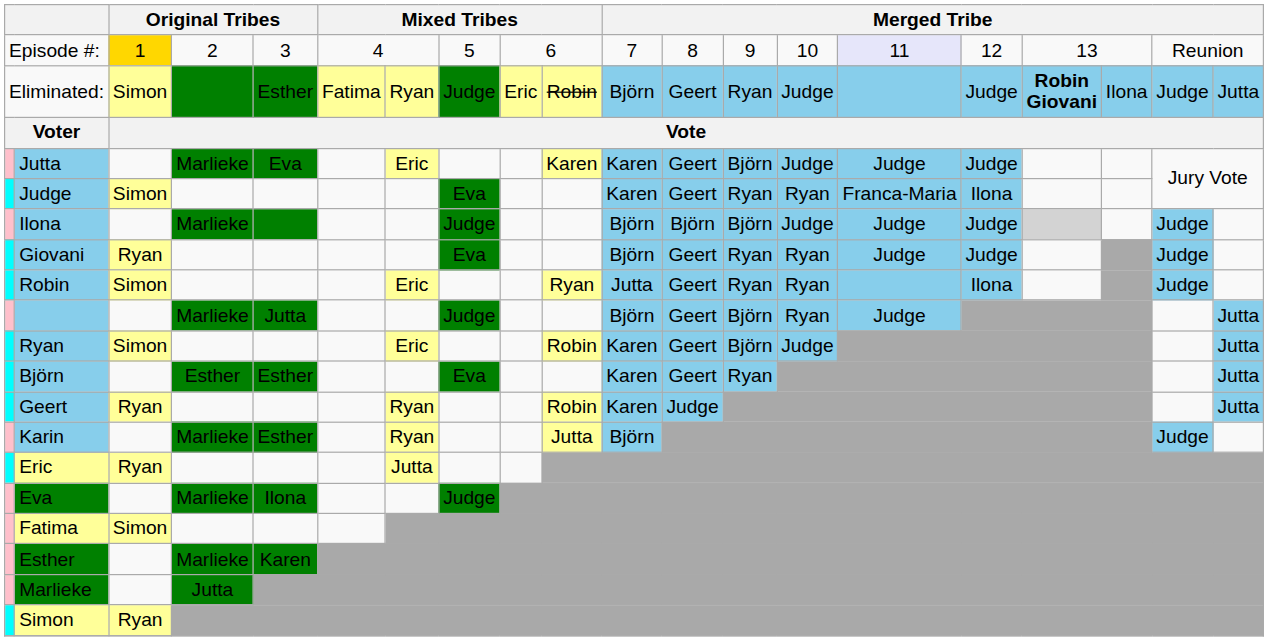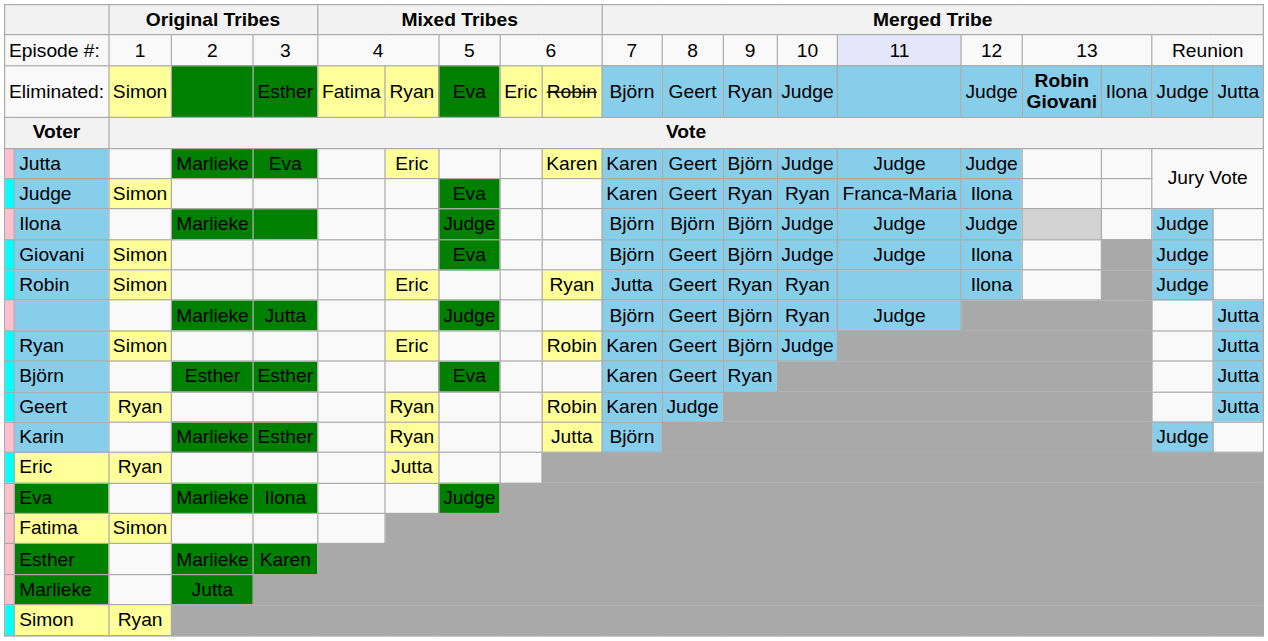(140, 50) gold background -> (140, 50) no background
(469, 91) Judge -> (469, 91) Eva
(140, 254) Ryan -> (140, 254) Simon
(750, 254) Ryan -> (750, 254) Björn
(807, 254) Ryan -> (807, 254) Judge
(992, 254) Judge -> (992, 254) Ilona
